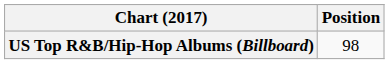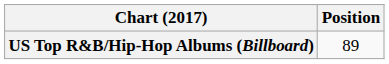(351, 44) 98 -> (351, 44) 89
